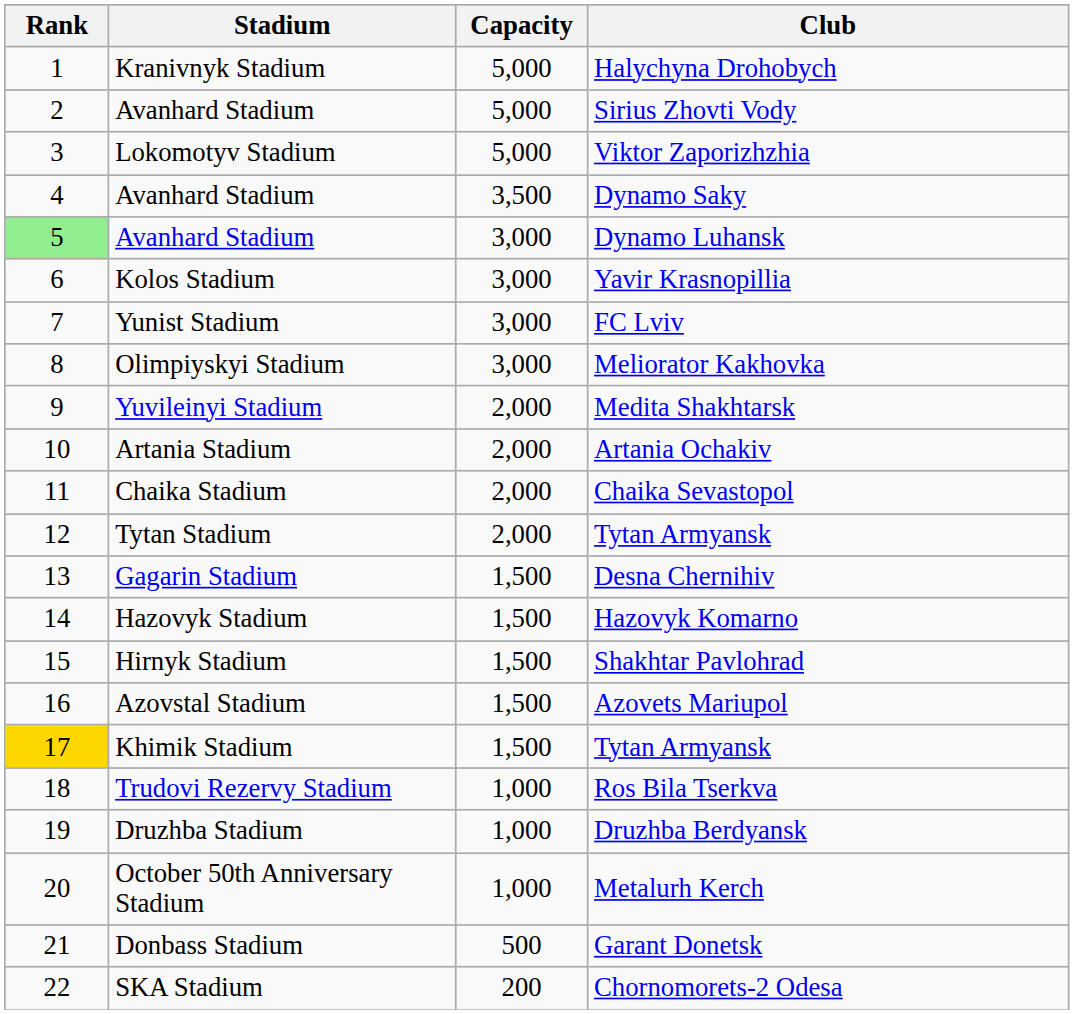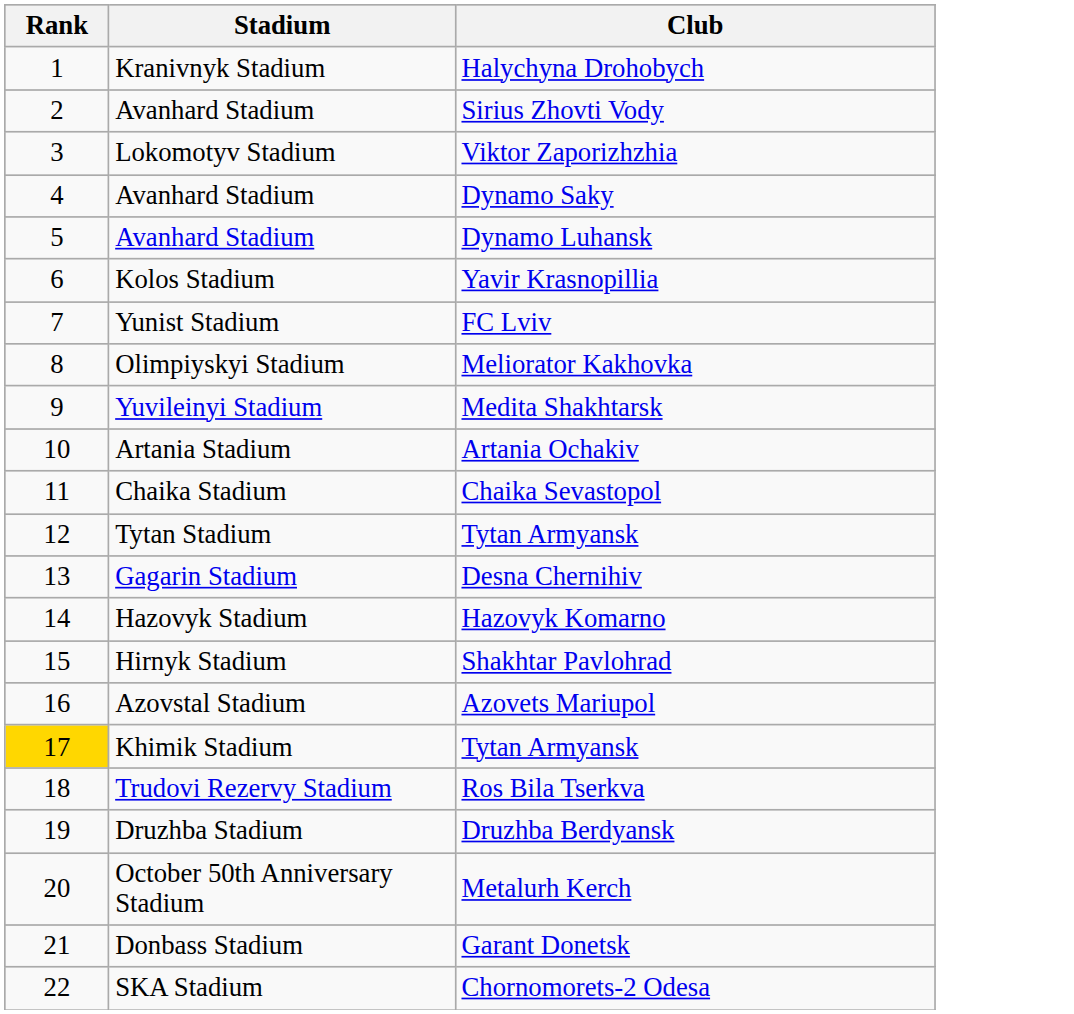- column: (522, 25)
(57, 237) lightgreen background -> (57, 237) no background
